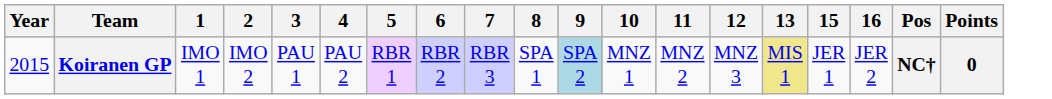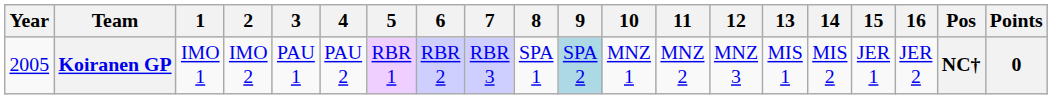+ column: (830, 20)
(29, 64) 2015 -> (29, 64) 2005
(785, 64) khaki background -> (785, 64) no background
